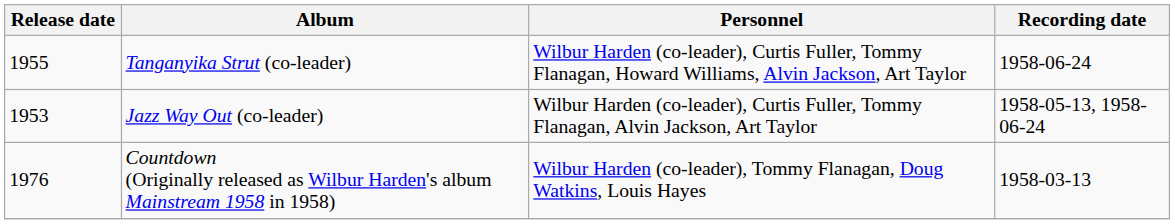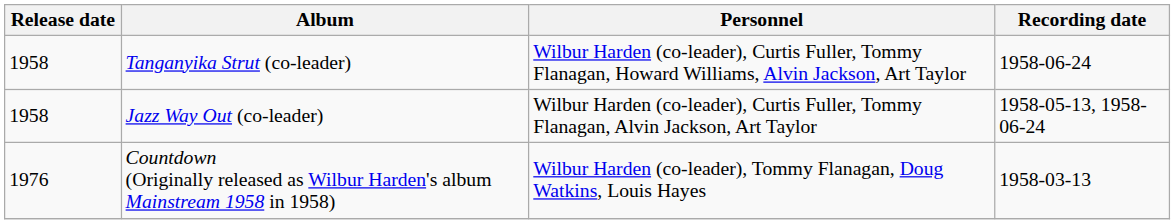(29, 62) 1955 -> (29, 62) 1958
(29, 115) 1953 -> (29, 115) 1958
